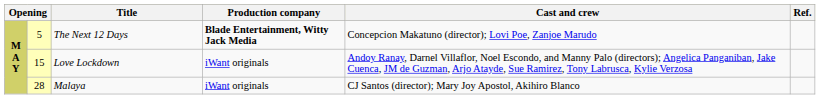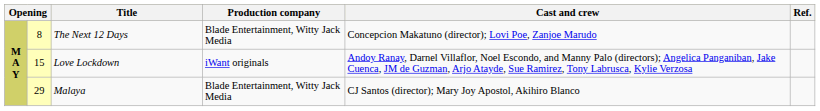(39, 35) 5 -> (39, 35) 8
(267, 35) bold -> (273, 35) normal
(39, 85) 28 -> (39, 91) 29
(237, 85) iWant originals -> (273, 91) Blade Entertainment, Witty Jack Media
